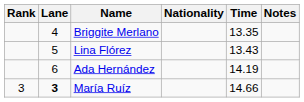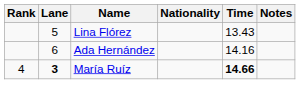- row: (116, 32)
(244, 69) 14.19 -> (240, 50) 14.16
(21, 87) 3 -> (21, 69) 4
(244, 87) normal -> (240, 69) bold
